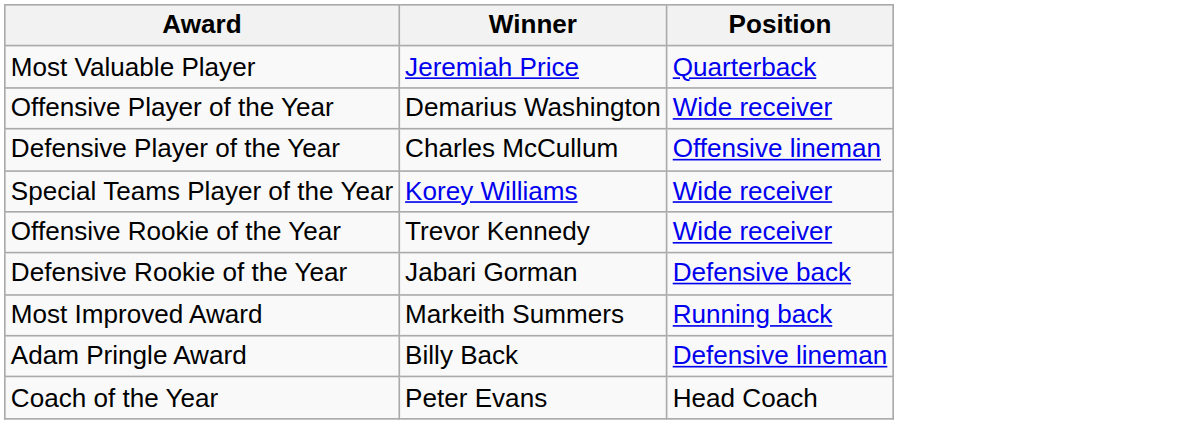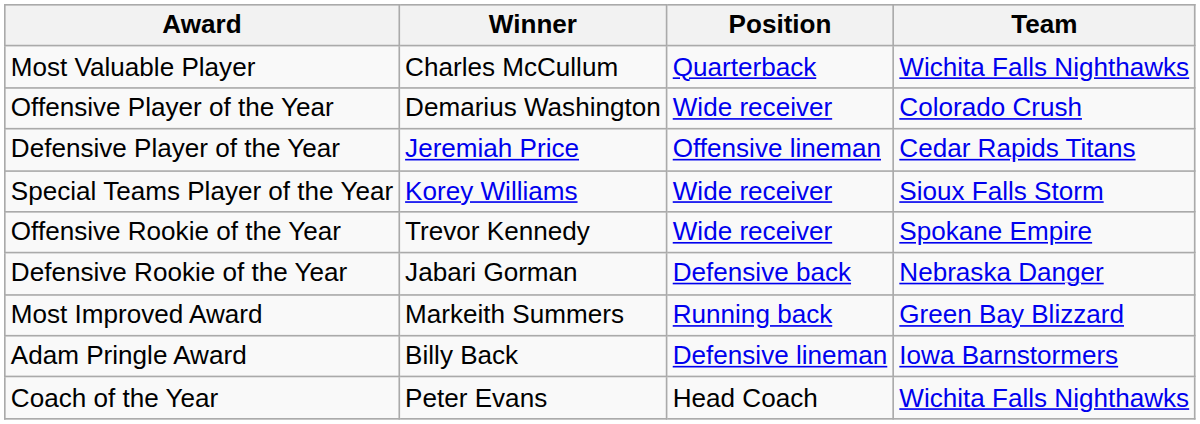+ column: (1044, 25)
(492, 66) Jeremiah Price -> (512, 66) Charles McCullum
(512, 149) Charles McCullum -> (492, 149) Jeremiah Price
